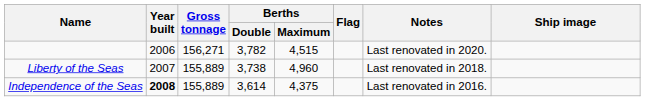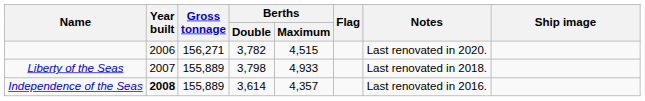(251, 68) 3,738 -> (251, 68) 3,798
(304, 68) 4,960 -> (304, 68) 4,933
(304, 86) 4,375 -> (304, 86) 4,357
